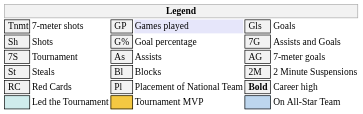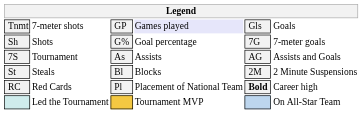(307, 41) Assists and Goals -> (299, 41) 7-meter goals
(299, 56) 7-meter goals -> (307, 56) Assists and Goals
